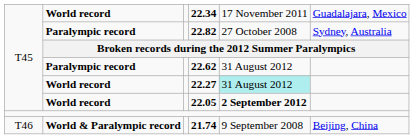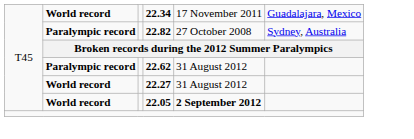(257, 84) paleturquoise background -> (212, 84) no background
- row: (204, 125)
